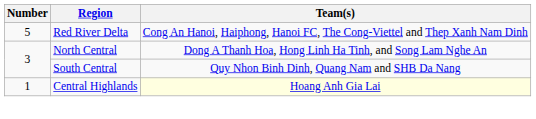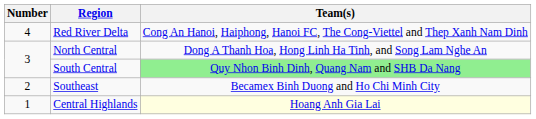(27, 31) 5 -> (27, 31) 4
(335, 68) no background -> (335, 68) lightgreen background
+ row: (76, 86)
